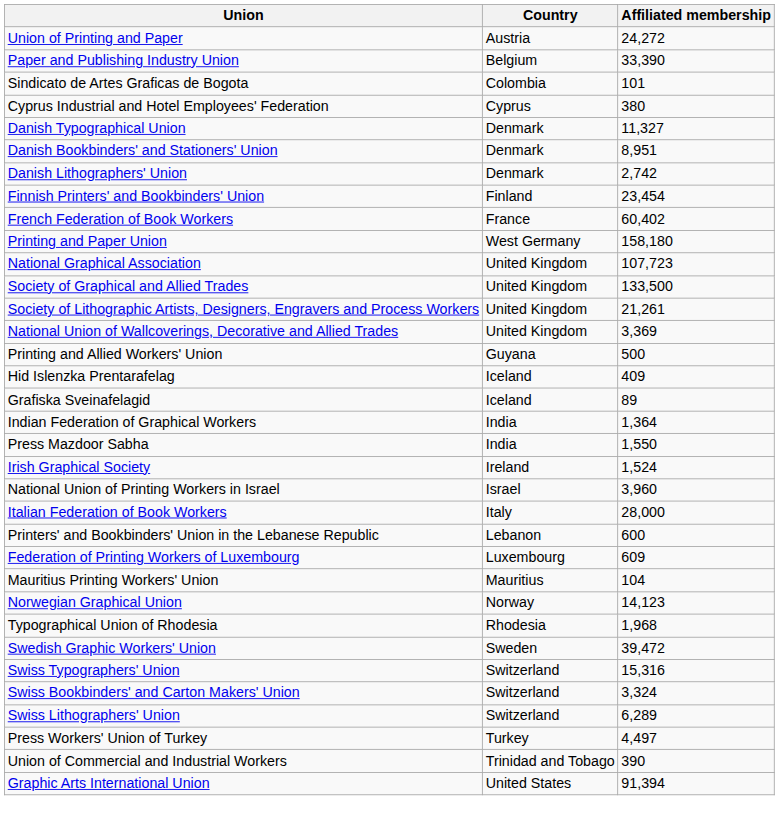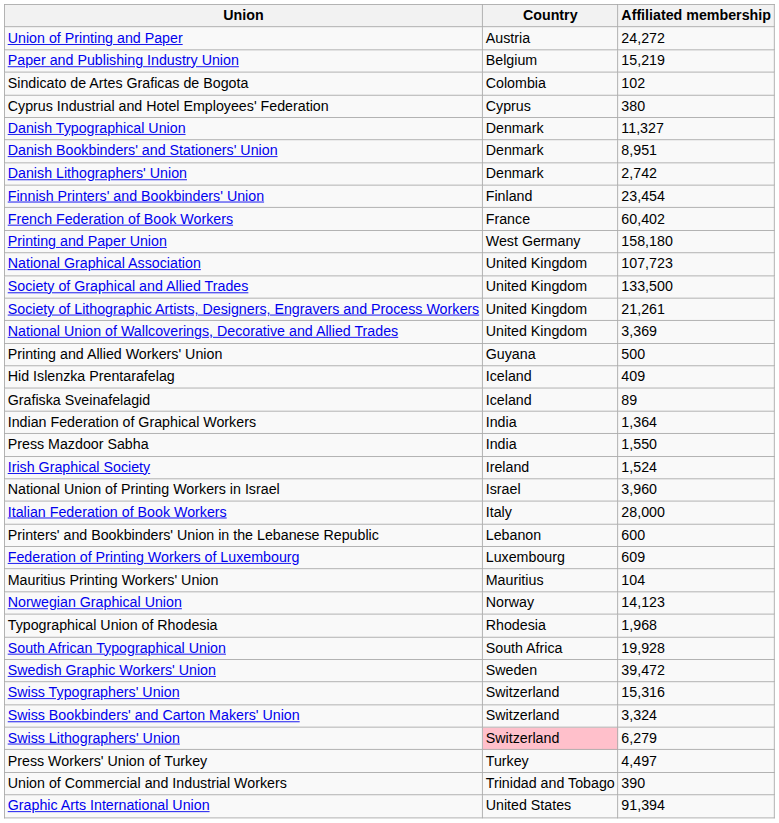(643, 60) 33,390 -> (643, 60) 15,219
(633, 83) 101 -> (633, 83) 102
+ row: (117, 648)
(523, 715) no background -> (523, 738) pink background
(639, 715) 6,289 -> (639, 738) 6,279
